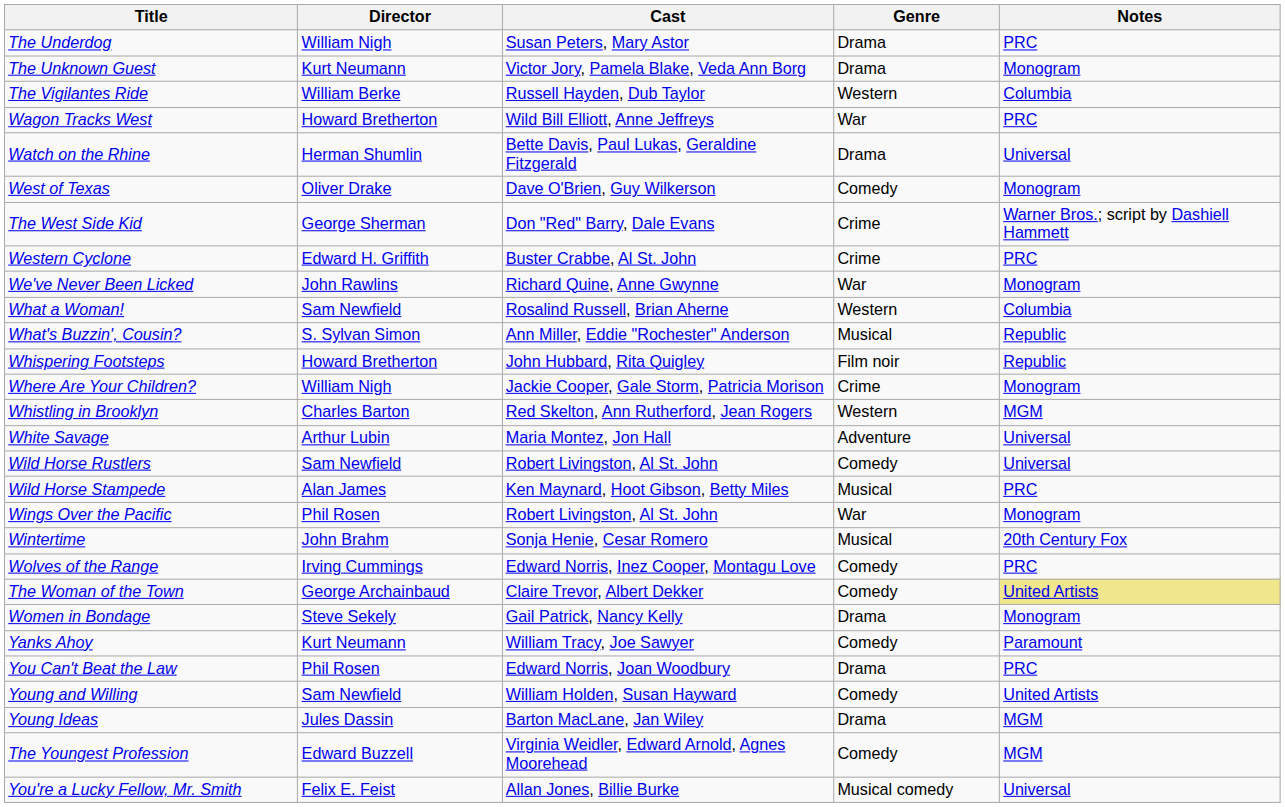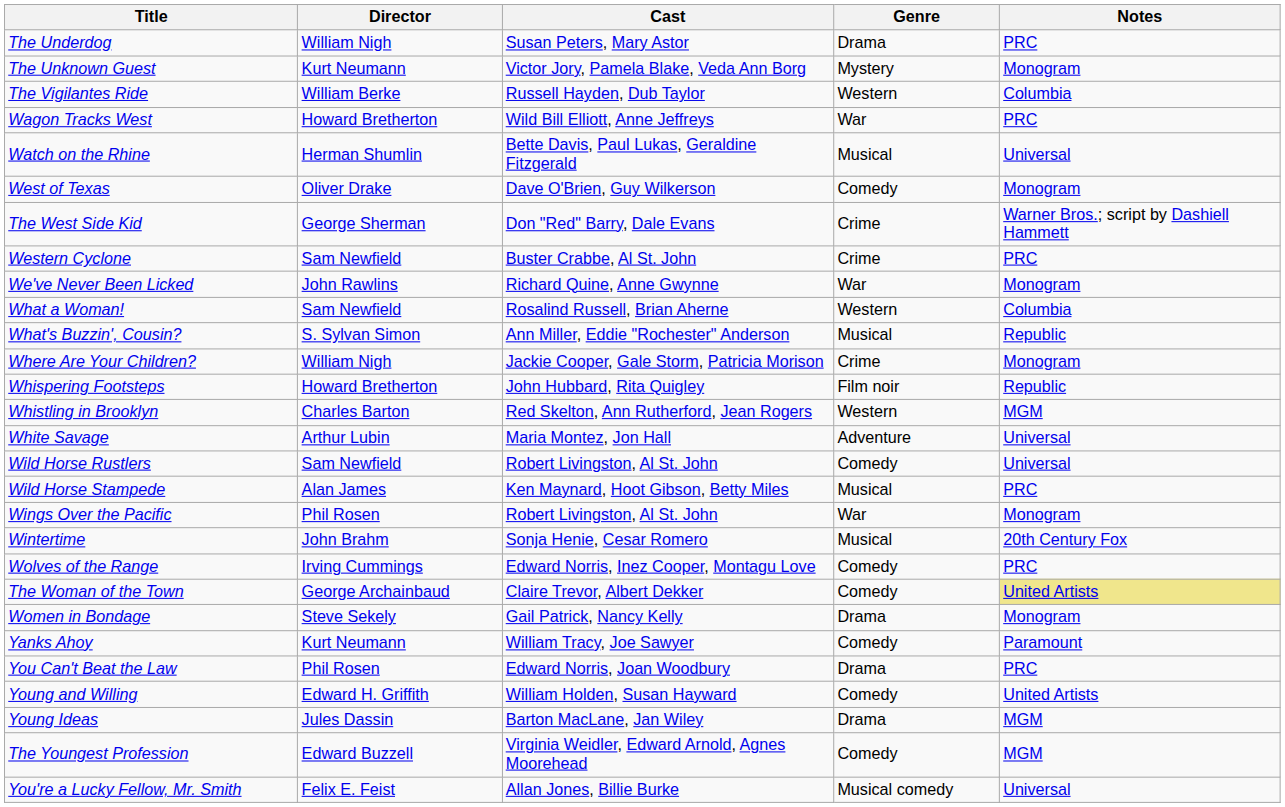(862, 68) Drama -> (866, 68) Mystery
(862, 154) Drama -> (865, 154) Musical
(365, 258) Edward H. Griffith -> (351, 258) Sam Newfield
rows swapped: (102, 386) <-> (86, 361)
(351, 694) Sam Newfield -> (365, 694) Edward H. Griffith
